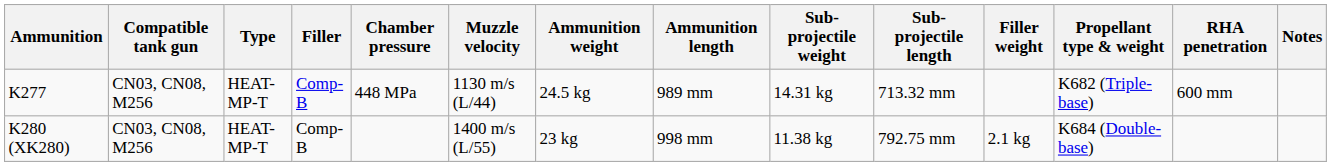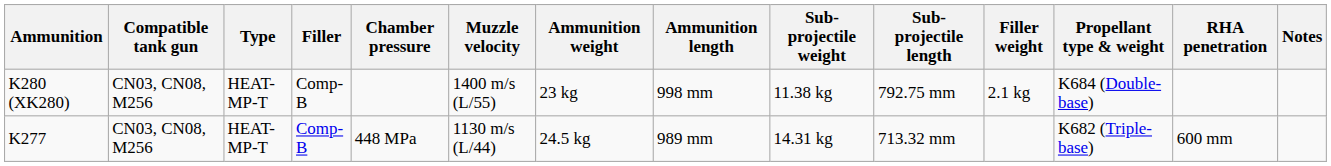rows swapped: (27, 92) <-> (39, 138)
